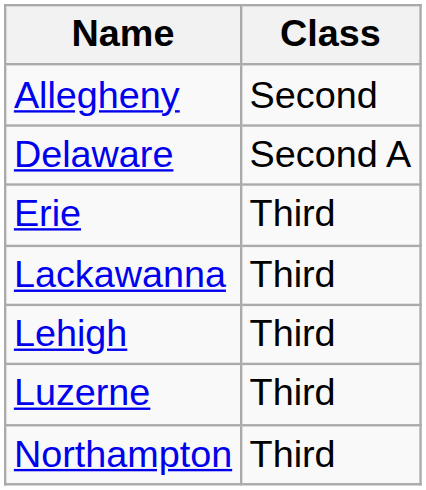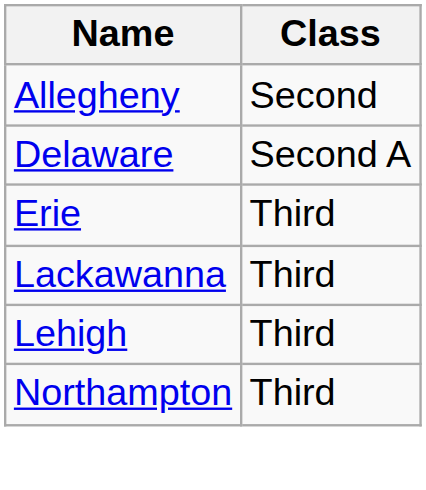- row: (82, 393)
